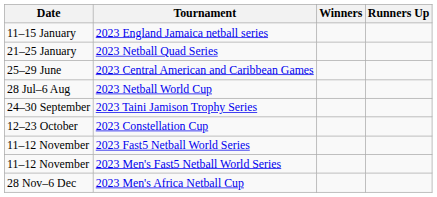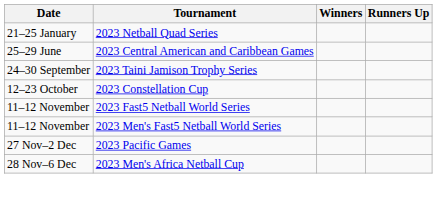- row: (182, 32)
- row: (154, 88)
+ row: (143, 145)
